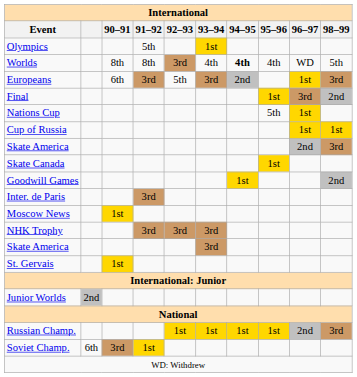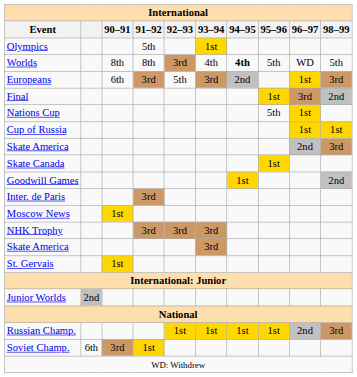(274, 63) 4th -> (274, 63) 5th
